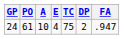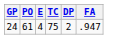- column: (43, 12)
